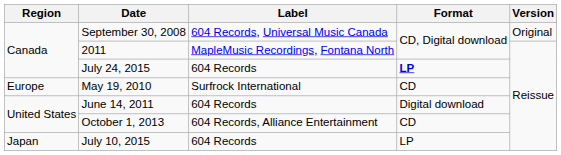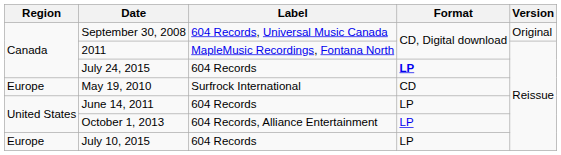(442, 104) Digital download -> (407, 104) LP
(408, 123) CD -> (407, 123) LP
(23, 141) Japan -> (26, 141) Europe
